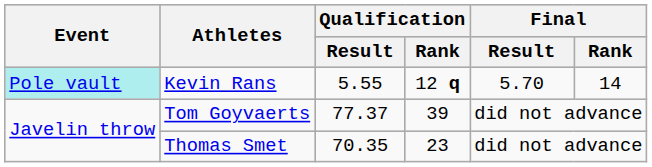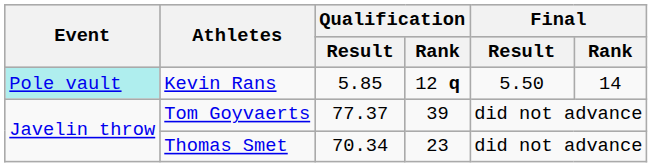(360, 83) 5.55 -> (360, 83) 5.85
(522, 83) 5.70 -> (522, 83) 5.50
(360, 146) 70.35 -> (360, 146) 70.34
